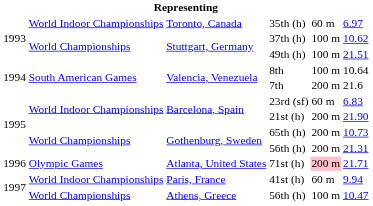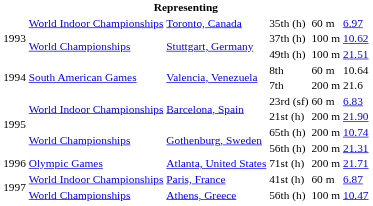(326, 70) 100 m -> (323, 70) 60 m
(356, 132) 10.73 -> (356, 132) 10.74
(326, 163) pink background -> (326, 163) no background
(353, 179) 9.94 -> (353, 179) 6.87
